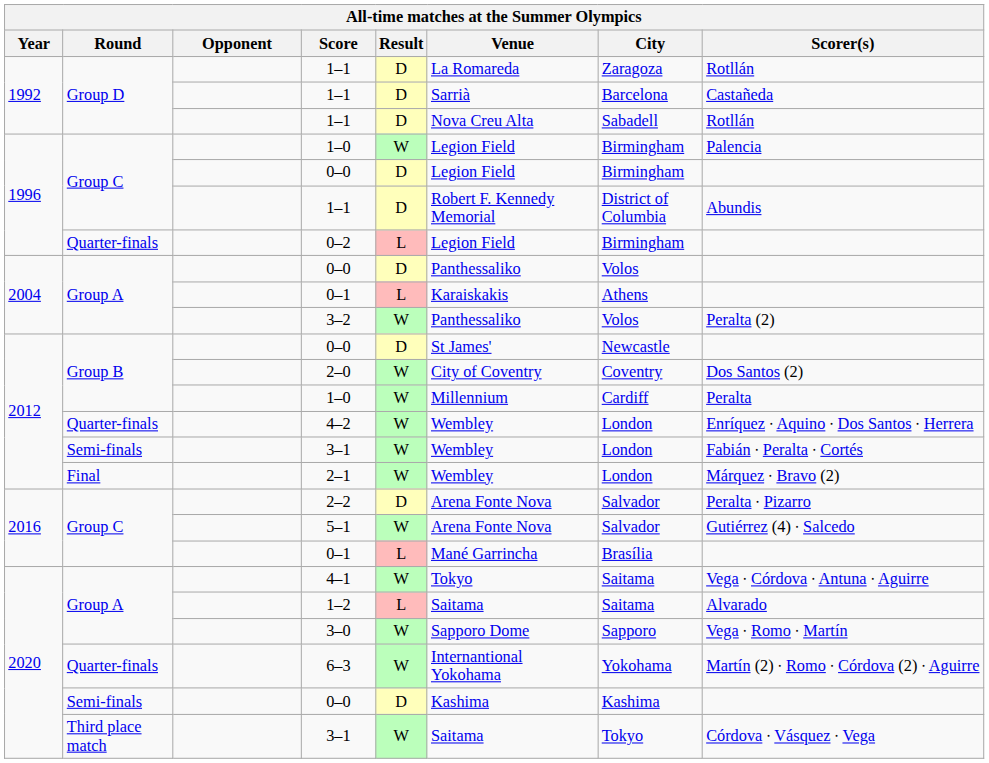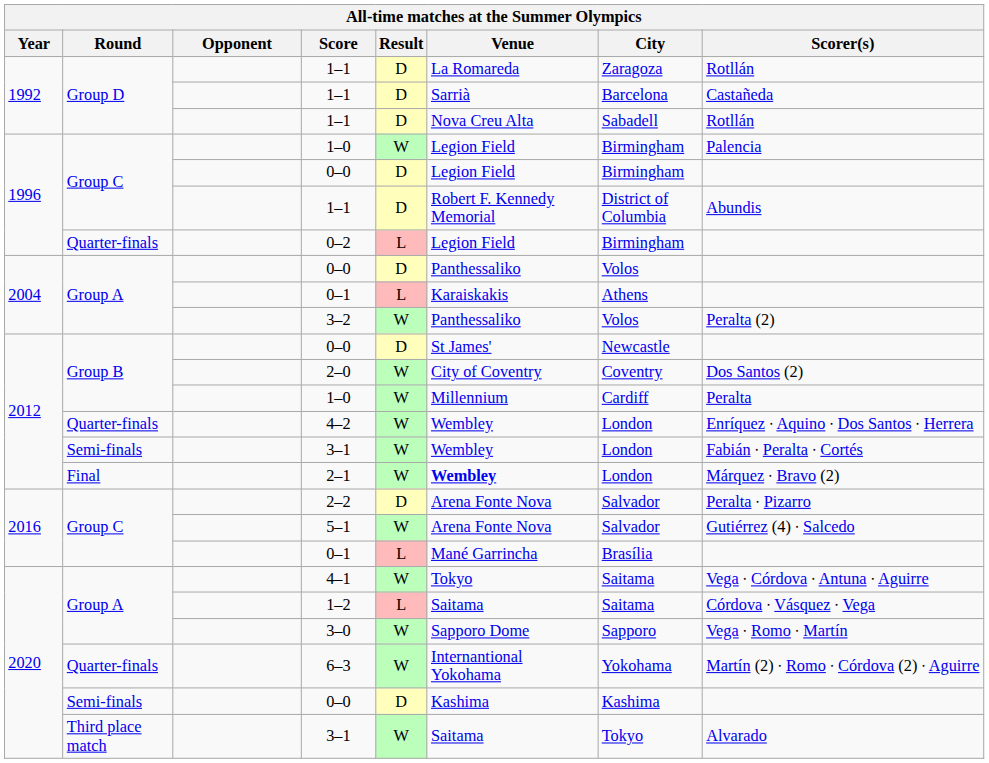(462, 475) normal -> (464, 475) bold
(737, 605) Alvarado -> (791, 605) Córdova ∙ Vásquez ∙ Vega
(791, 736) Córdova ∙ Vásquez ∙ Vega -> (737, 736) Alvarado
